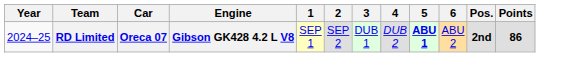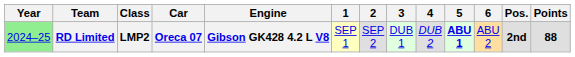+ column: (135, 13)
(29, 37) no background -> (29, 37) lightgreen background
(516, 37) 86 -> (551, 37) 88
